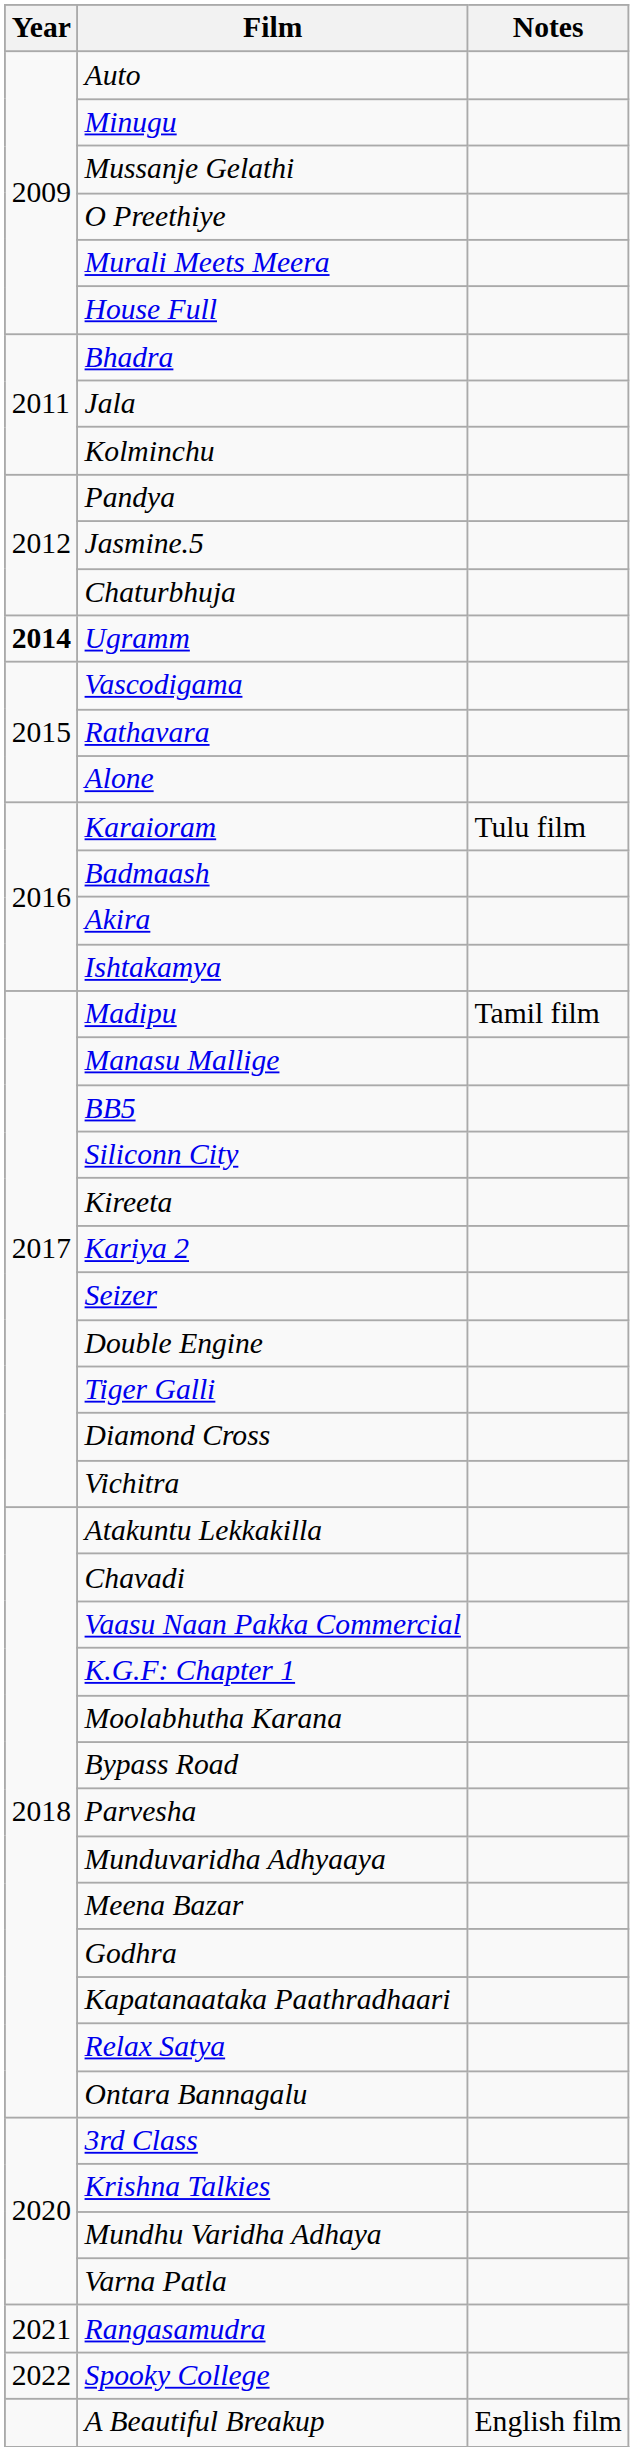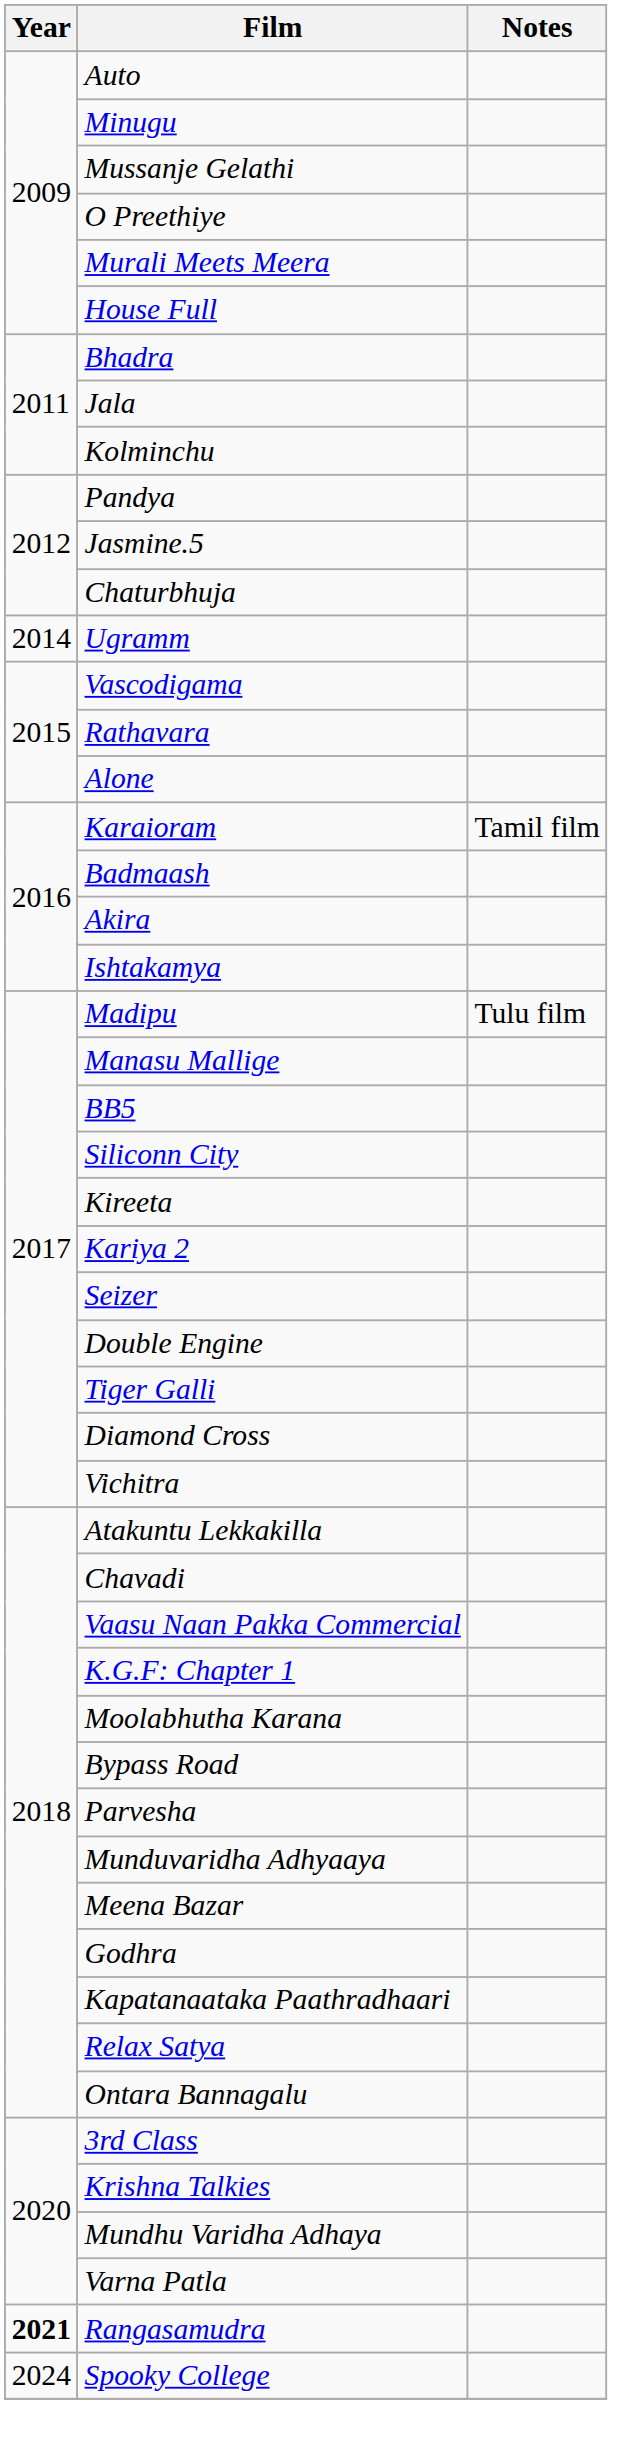(41, 638) bold -> (41, 638) normal
(530, 826) Tulu film -> (537, 826) Tamil film
(537, 1013) Tamil film -> (530, 1013) Tulu film
(41, 2328) normal -> (41, 2328) bold
(41, 2375) 2022 -> (41, 2375) 2024
- row: (205, 2422)
